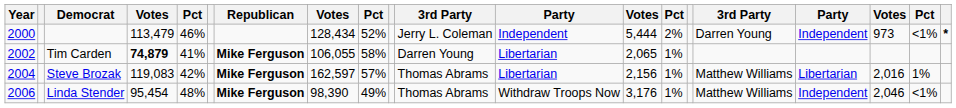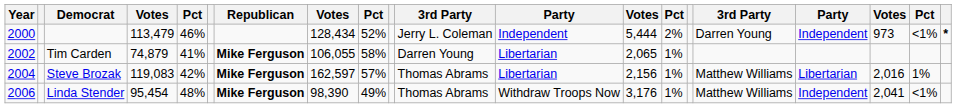(149, 54) bold -> (149, 54) normal
(889, 93) 2,046 -> (889, 93) 2,041
